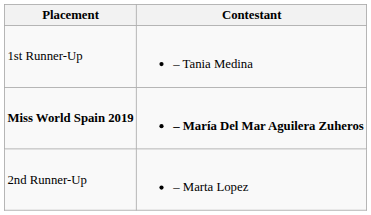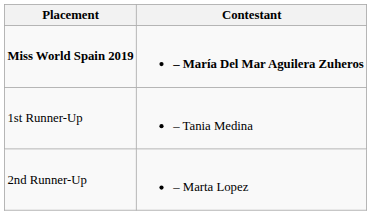rows swapped: (71, 118) <-> (45, 56)
